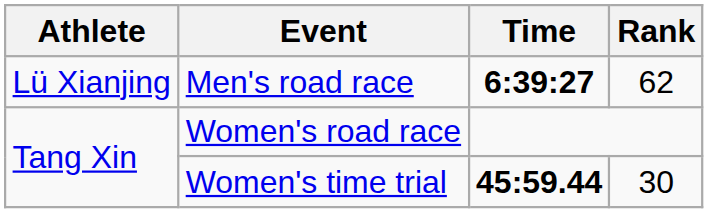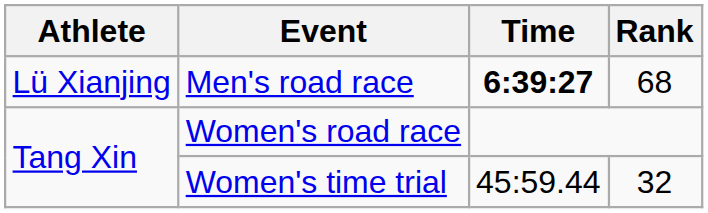(656, 81) 62 -> (655, 81) 68
(539, 182) bold -> (538, 182) normal
(656, 182) 30 -> (655, 182) 32
